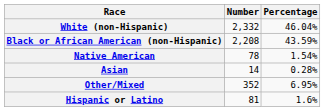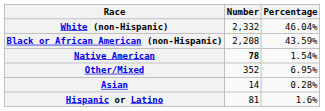(254, 56) normal -> (254, 56) bold
rows swapped: (114, 70) <-> (114, 85)
